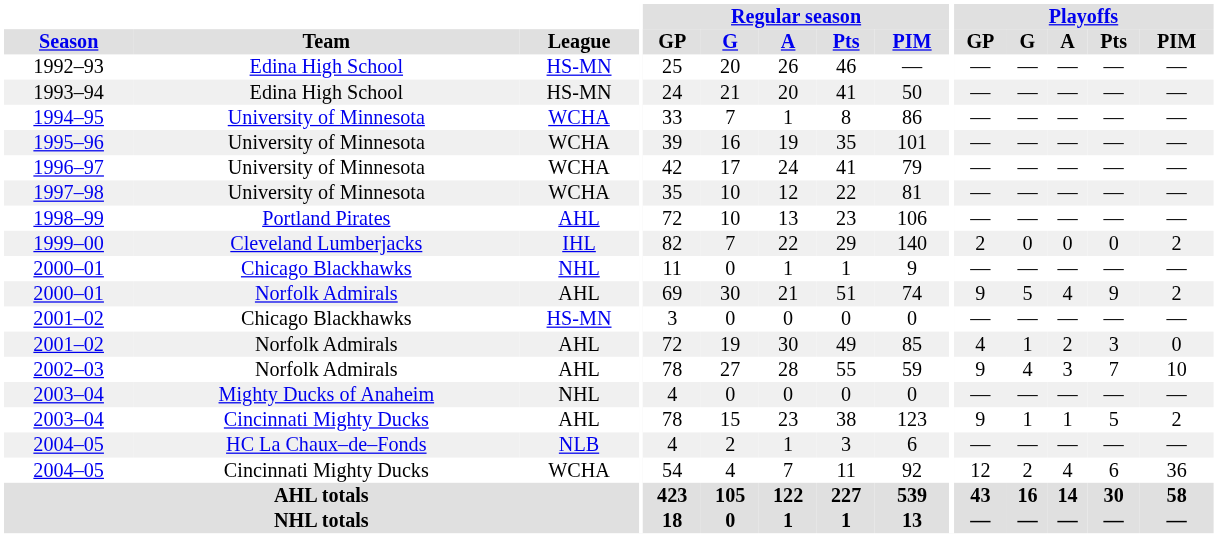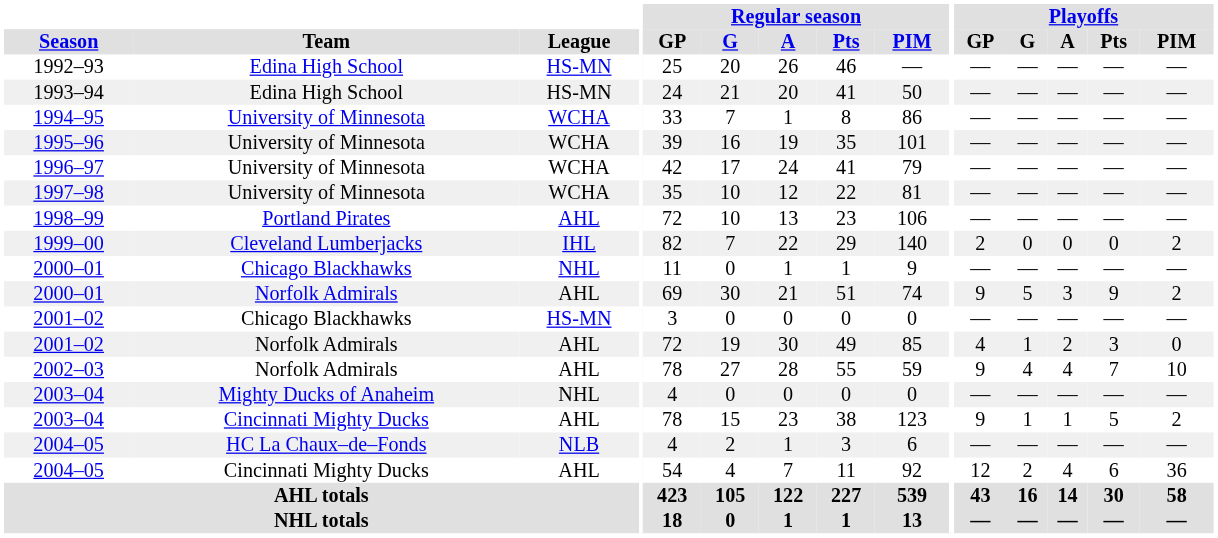(1068, 293) 4 -> (1068, 293) 3
(1068, 369) 3 -> (1068, 369) 4
(579, 470) WCHA -> (579, 470) AHL
